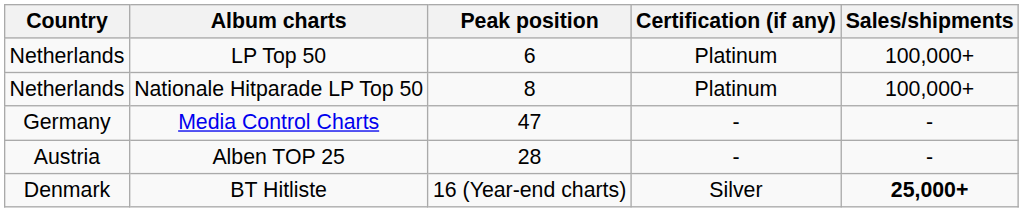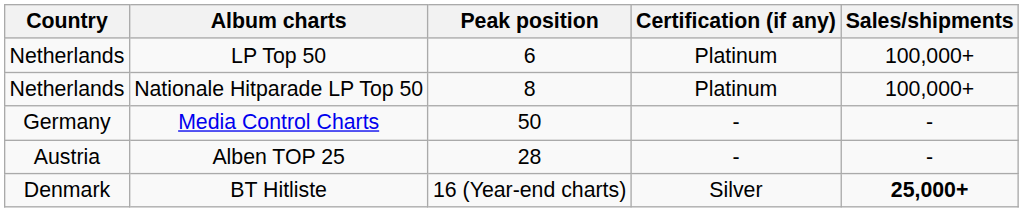(530, 122) 47 -> (530, 122) 50
